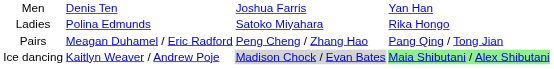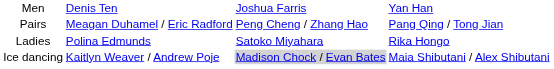rows swapped: (33, 24) <-> (33, 41)
(469, 57) lightgreen background -> (469, 57) no background
